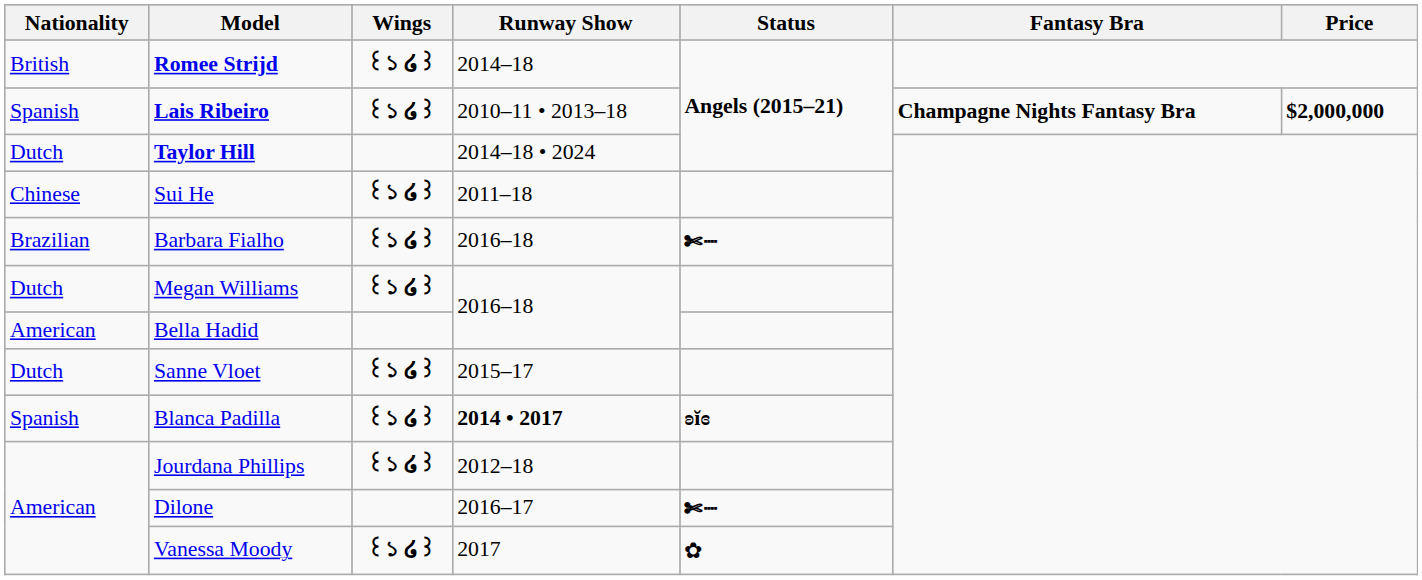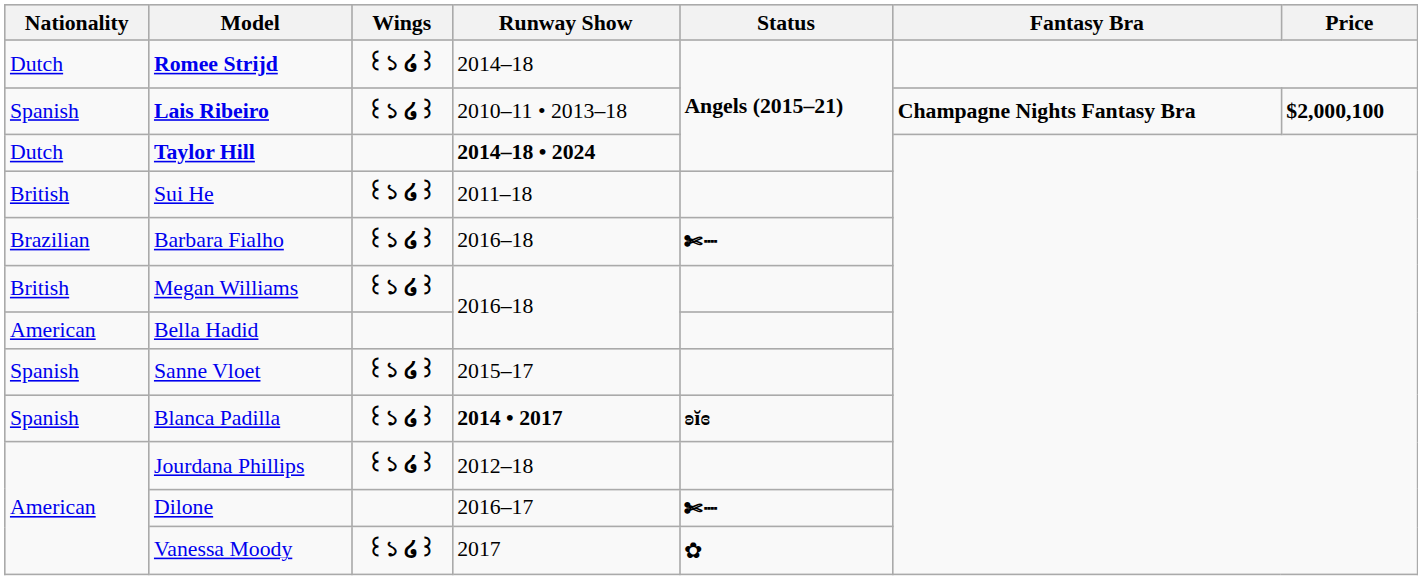(40, 63) British -> (37, 63) Dutch
(1335, 110) $2,000,000 -> (1335, 110) $2,000,100
(526, 152) normal -> (526, 152) bold
(45, 193) Chinese -> (40, 193) British
(37, 287) Dutch -> (40, 287) British
(37, 370) Dutch -> (44, 370) Spanish
